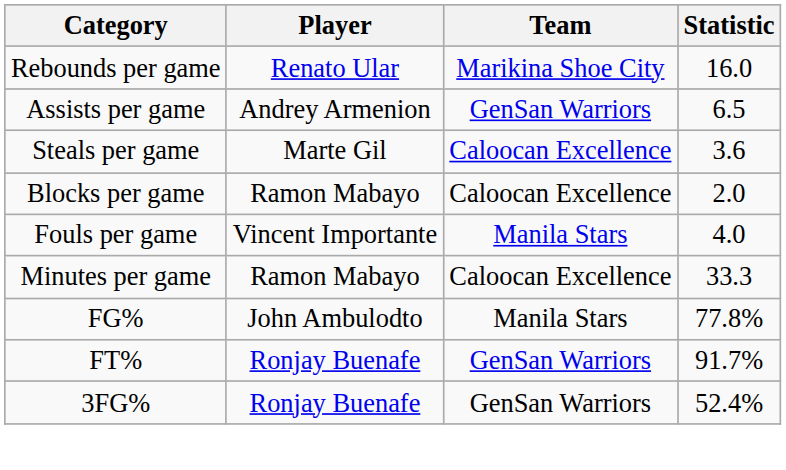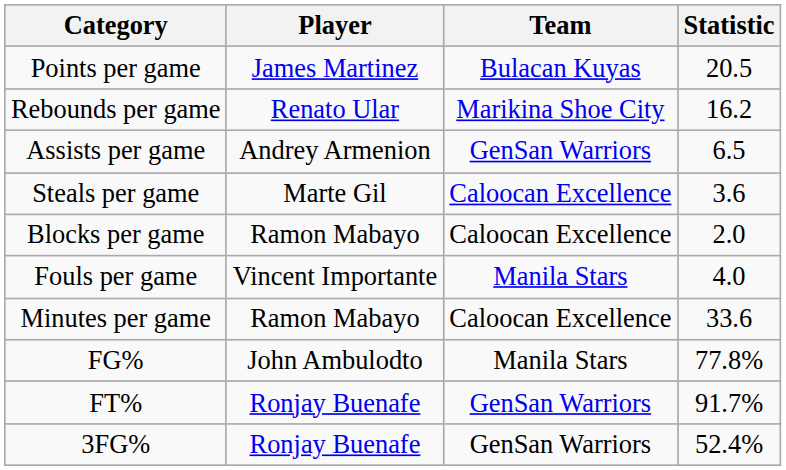+ row: (116, 67)
(729, 67) 16.0 -> (729, 109) 16.2
(729, 276) 33.3 -> (729, 318) 33.6
